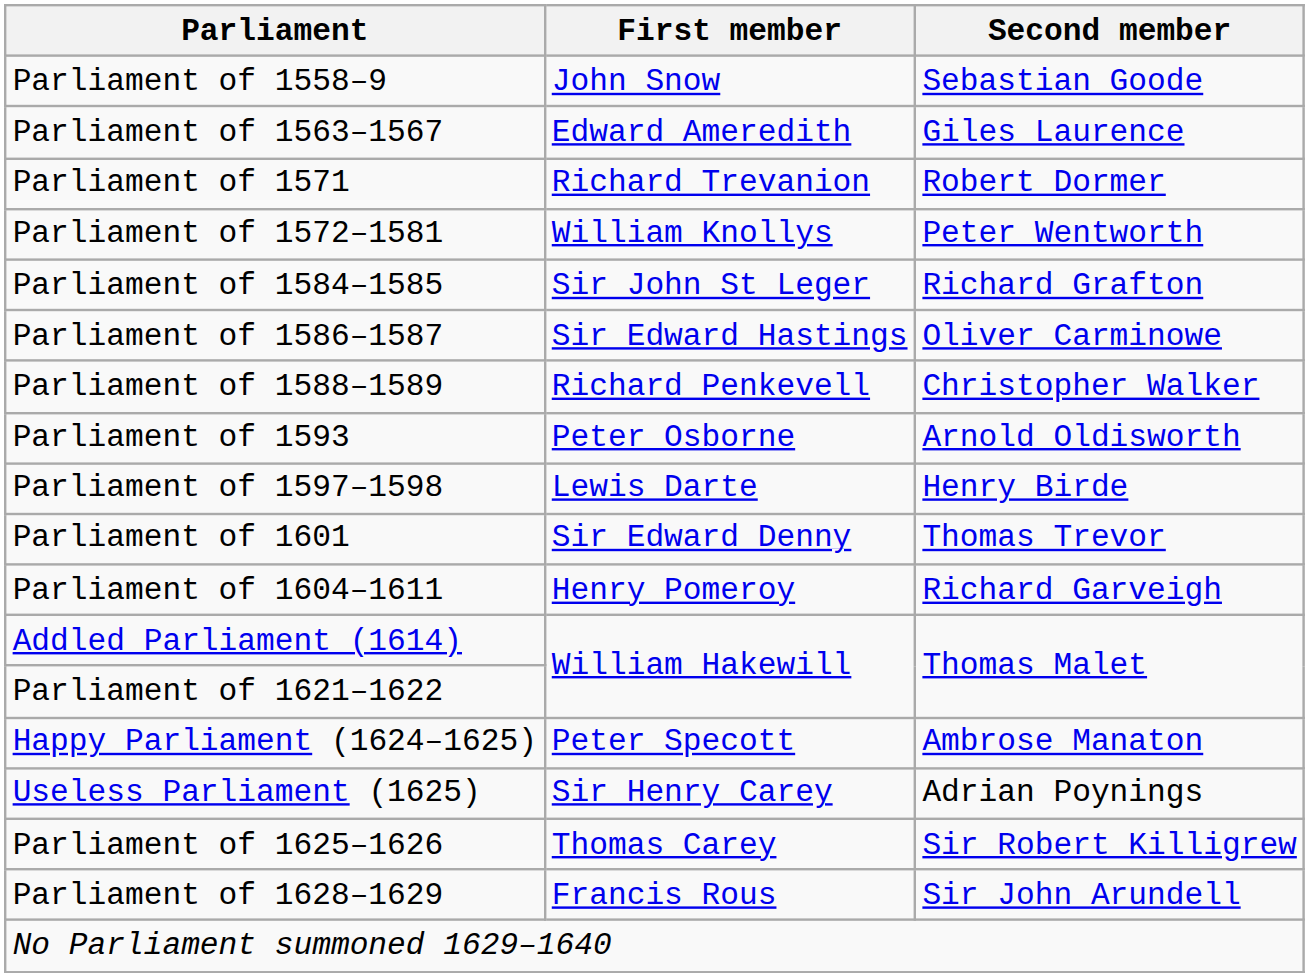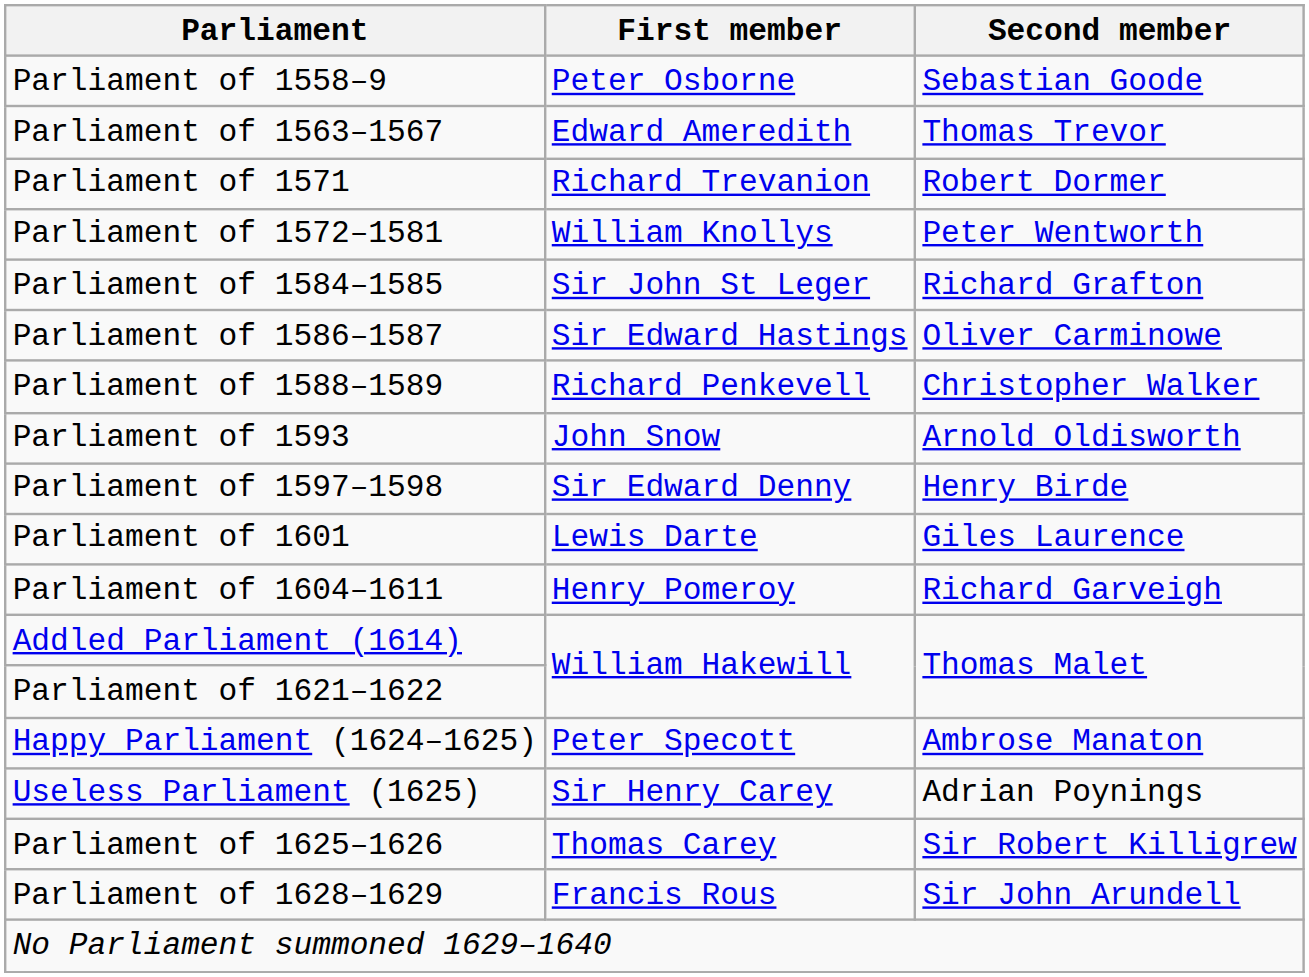(636, 81) John Snow -> (673, 81) Peter Osborne
(1053, 132) Giles Laurence -> (1044, 132) Thomas Trevor
(673, 437) Peter Osborne -> (636, 437) John Snow
(655, 488) Lewis Darte -> (702, 488) Sir Edward Denny
(702, 539) Sir Edward Denny -> (655, 539) Lewis Darte
(1044, 539) Thomas Trevor -> (1053, 539) Giles Laurence
